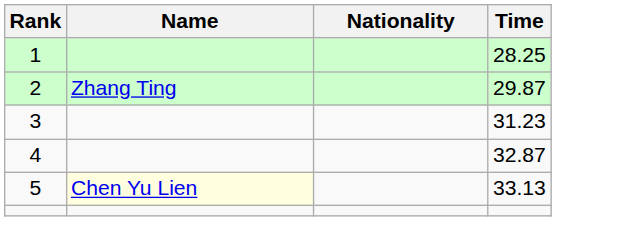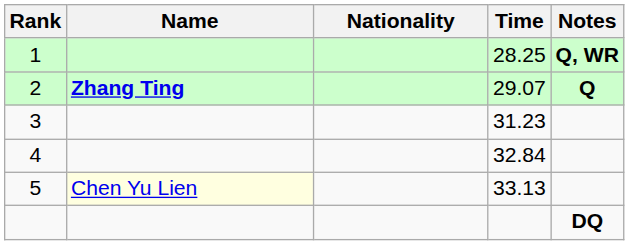+ column: (587, 21)
(124, 88) normal -> (128, 88) bold
(519, 88) 29.87 -> (519, 88) 29.07
(519, 155) 32.87 -> (519, 155) 32.84
